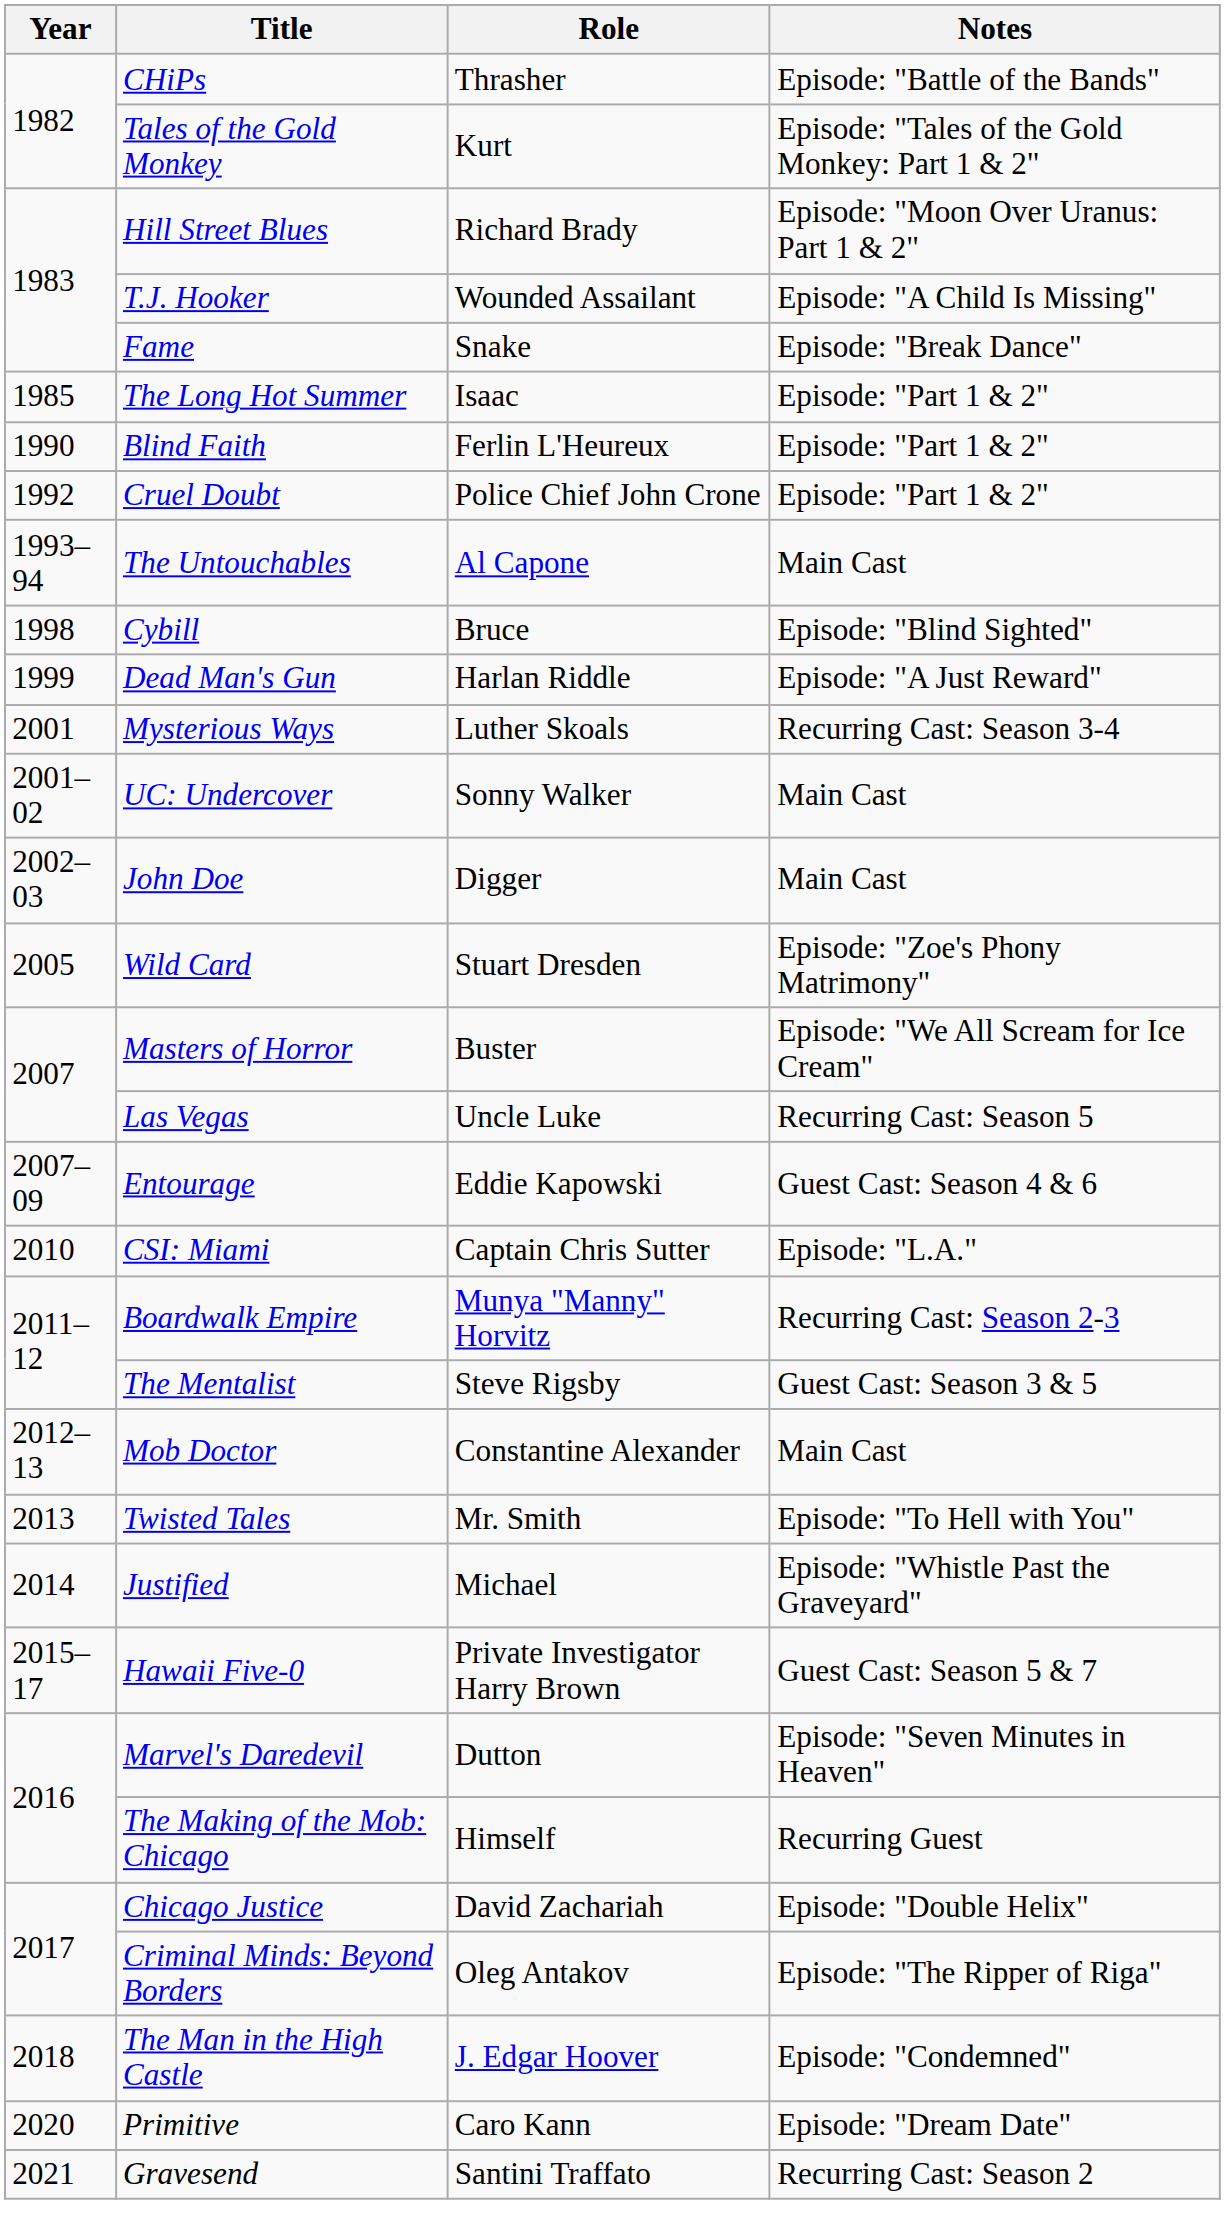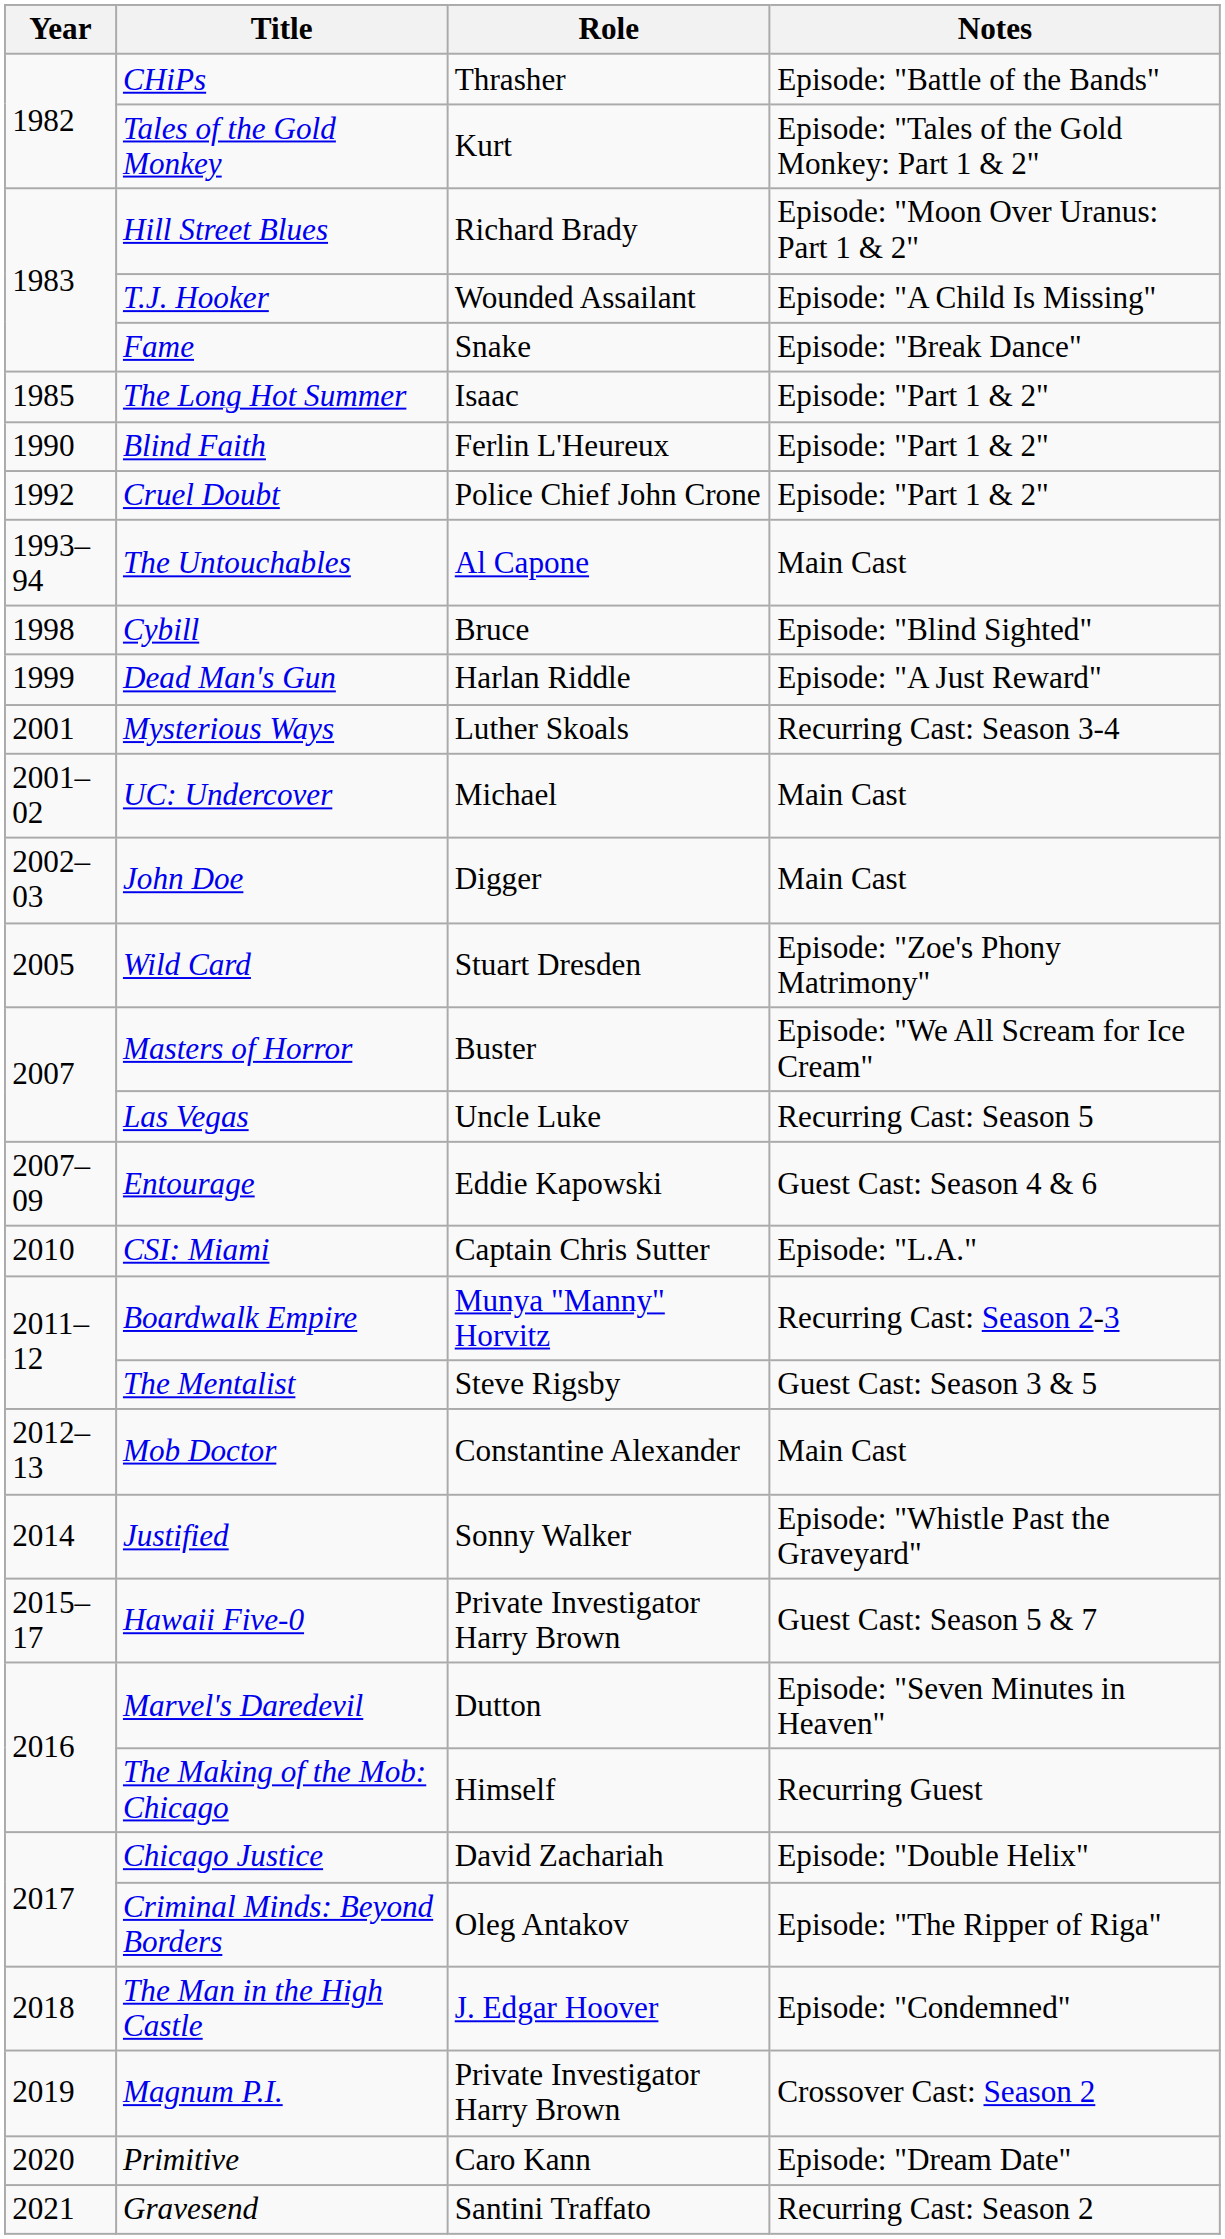(543, 795) Sonny Walker -> (506, 795) Michael
- row: (207, 1518)
(506, 1585) Michael -> (543, 1535) Sonny Walker
+ row: (203, 2092)
